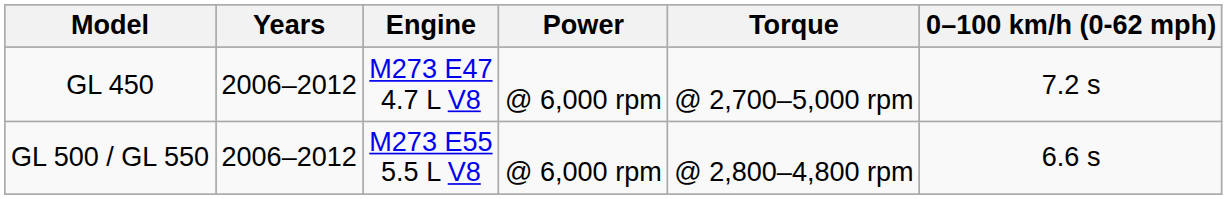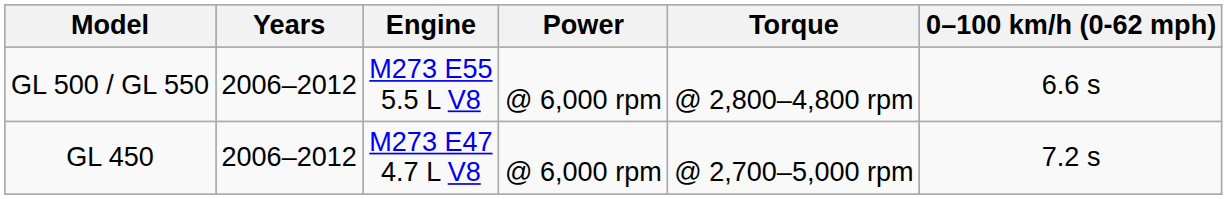rows swapped: (110, 84) <-> (110, 157)
